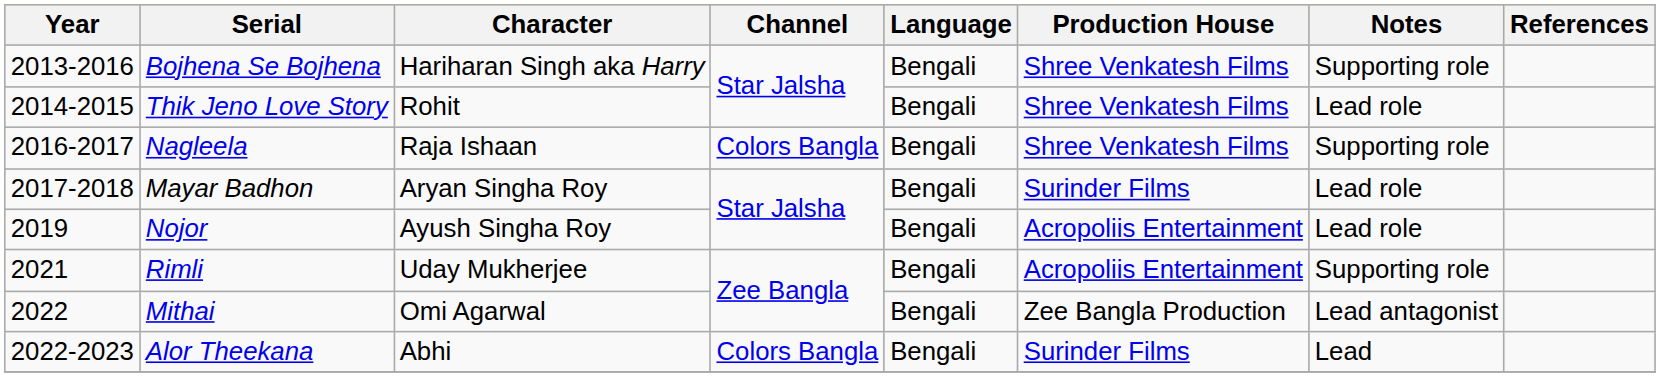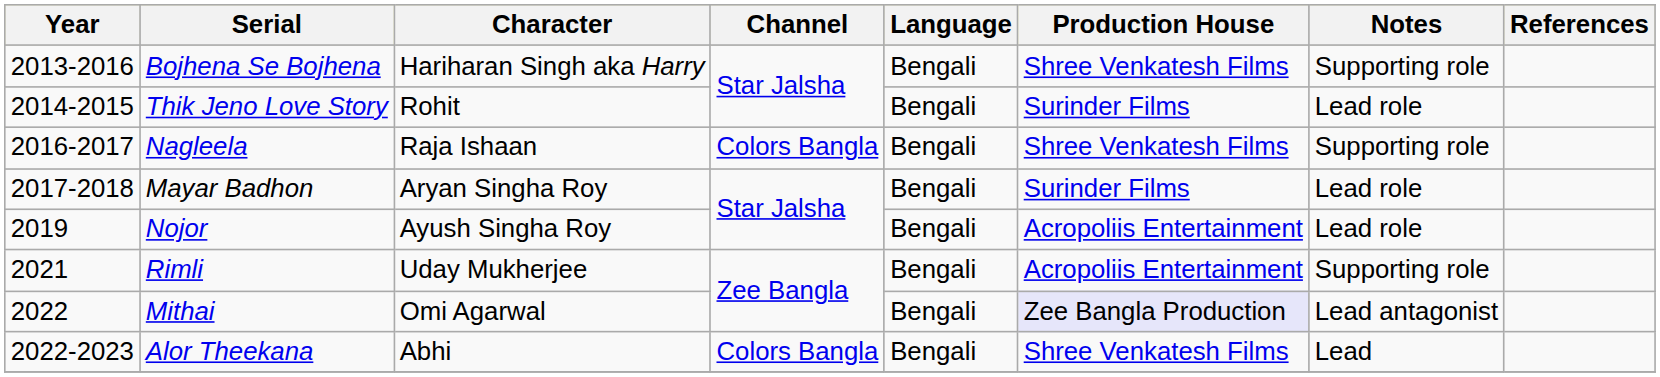(1156, 106) Shree Venkatesh Films -> (1107, 106) Surinder Films
(1155, 310) no background -> (1155, 310) lavender background
(1107, 351) Surinder Films -> (1156, 351) Shree Venkatesh Films
